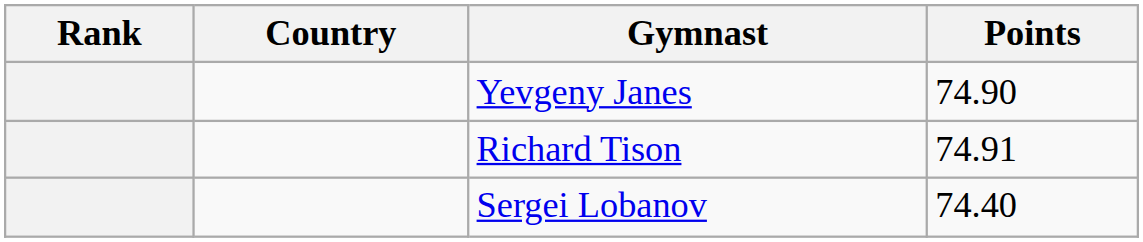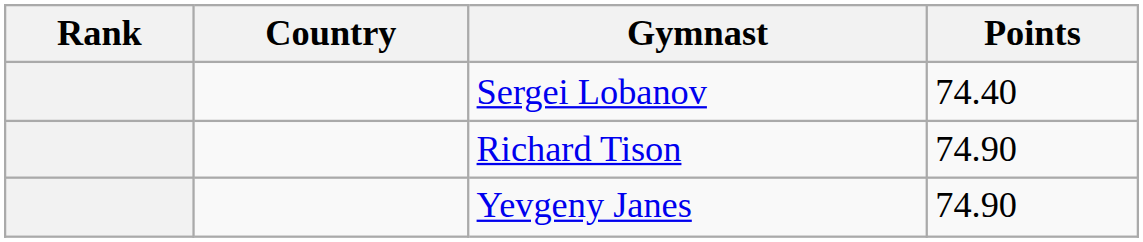rows swapped: (584, 90) <-> (592, 206)
(976, 148) 74.91 -> (976, 148) 74.90
